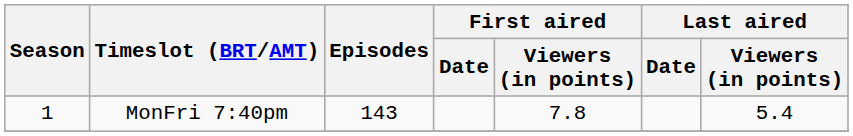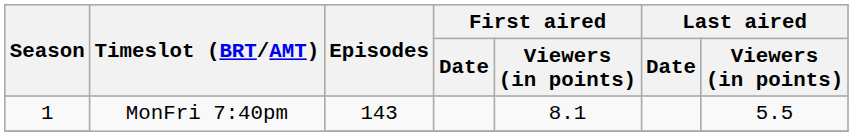(567, 114) 7.8 -> (567, 114) 8.1
(775, 114) 5.4 -> (775, 114) 5.5
